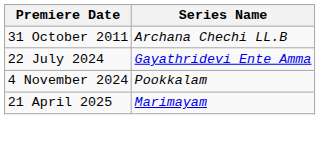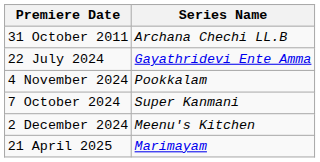+ row: (64, 103)
+ row: (68, 125)
